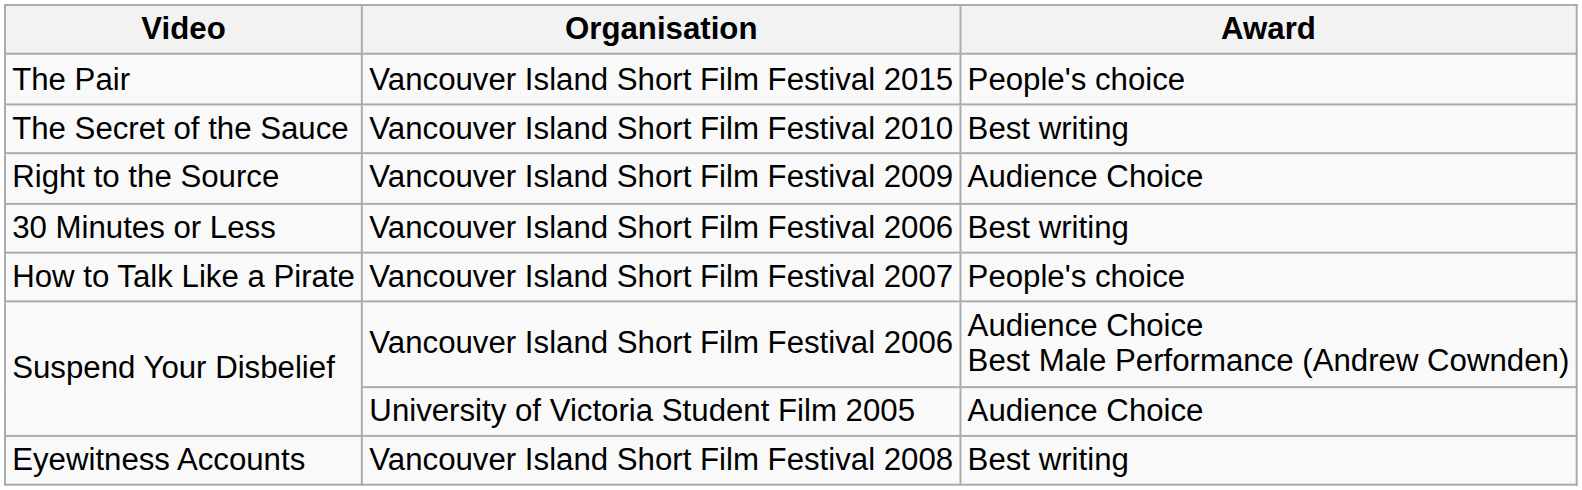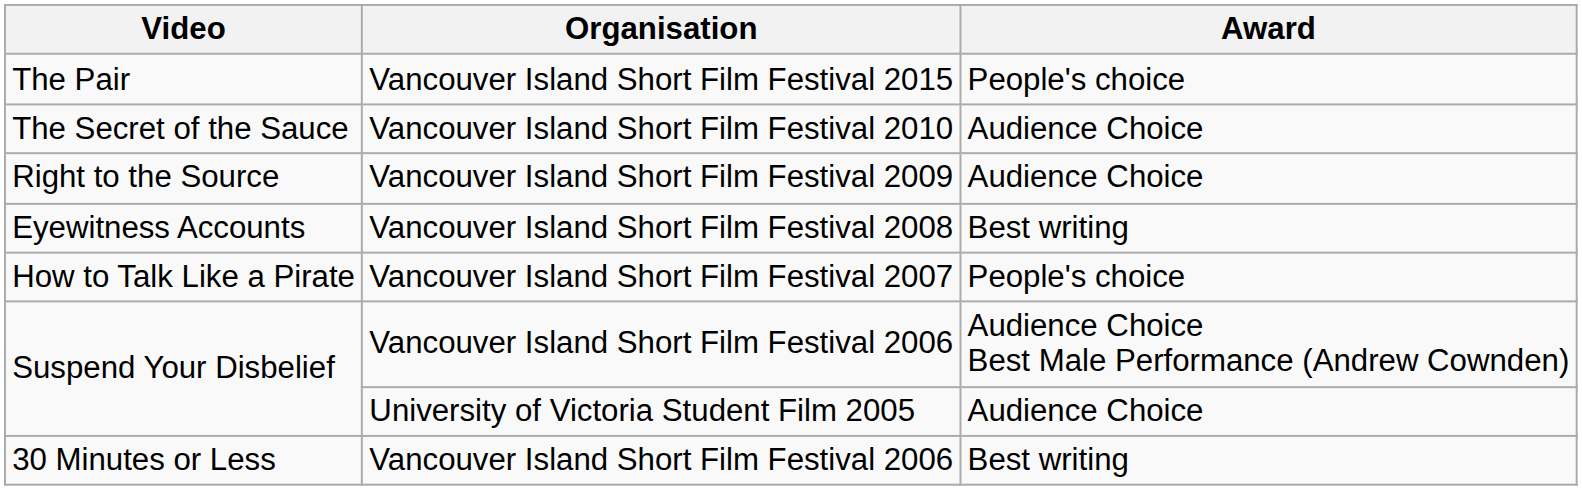(1048, 128) Best writing -> (1086, 128) Audience Choice
rows swapped: (159, 460) <-> (144, 227)
